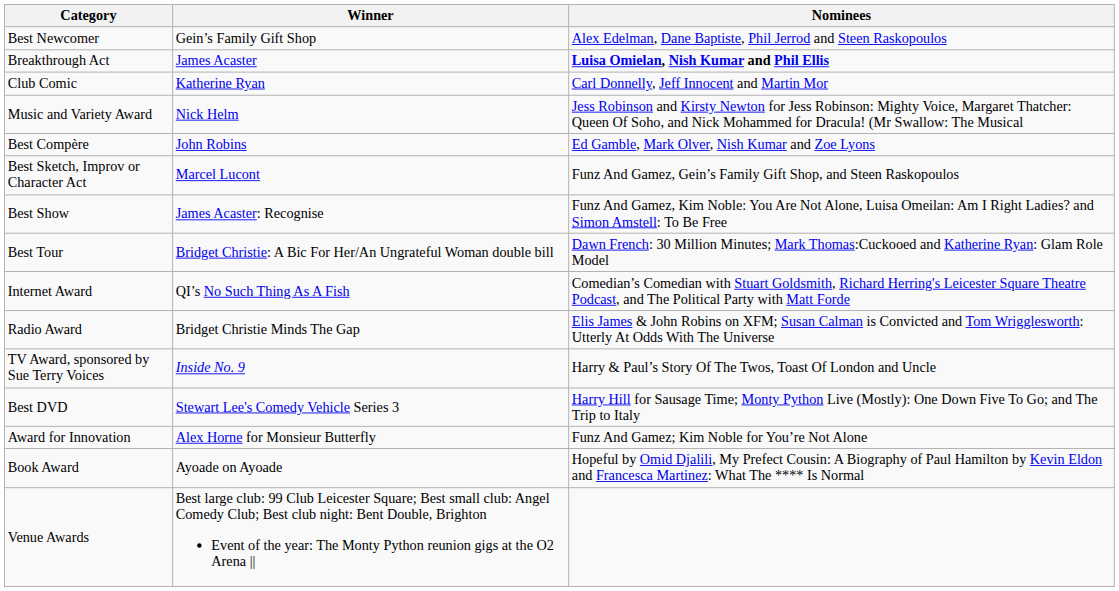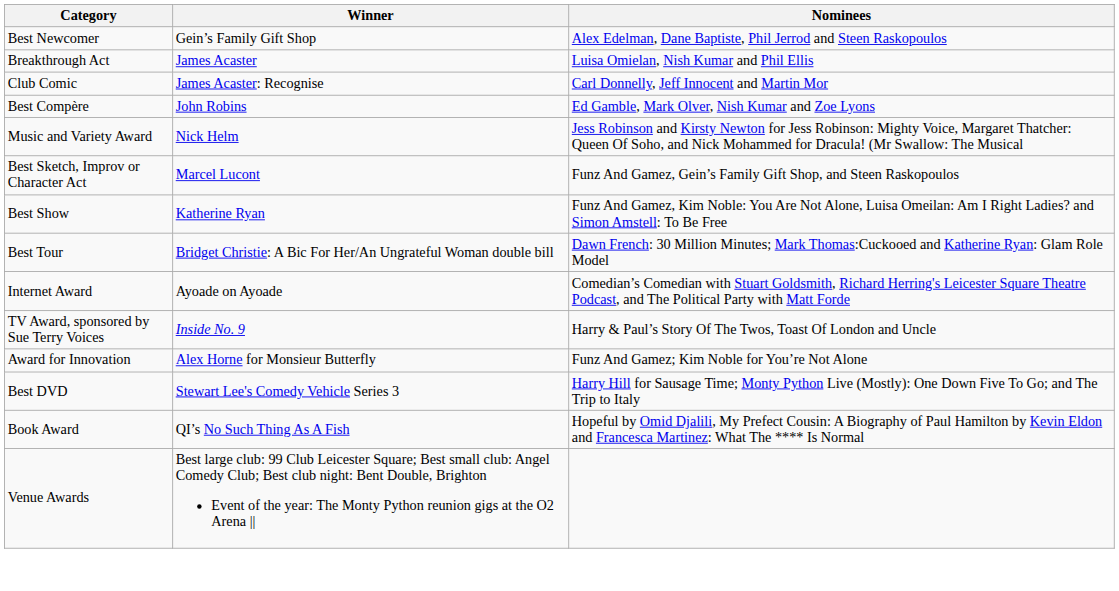(700, 60) bold -> (693, 60) normal
(220, 83) Katherine Ryan -> (250, 83) James Acaster: Recognise
rows swapped: (48, 144) <-> (80, 114)
(250, 213) James Acaster: Recognise -> (220, 213) Katherine Ryan
(263, 291) QI’s No Such Thing As A Fish -> (229, 291) Ayoade on Ayoade
- row: (45, 329)
rows swapped: (69, 437) <-> (38, 406)
(229, 468) Ayoade on Ayoade -> (263, 429) QI’s No Such Thing As A Fish
